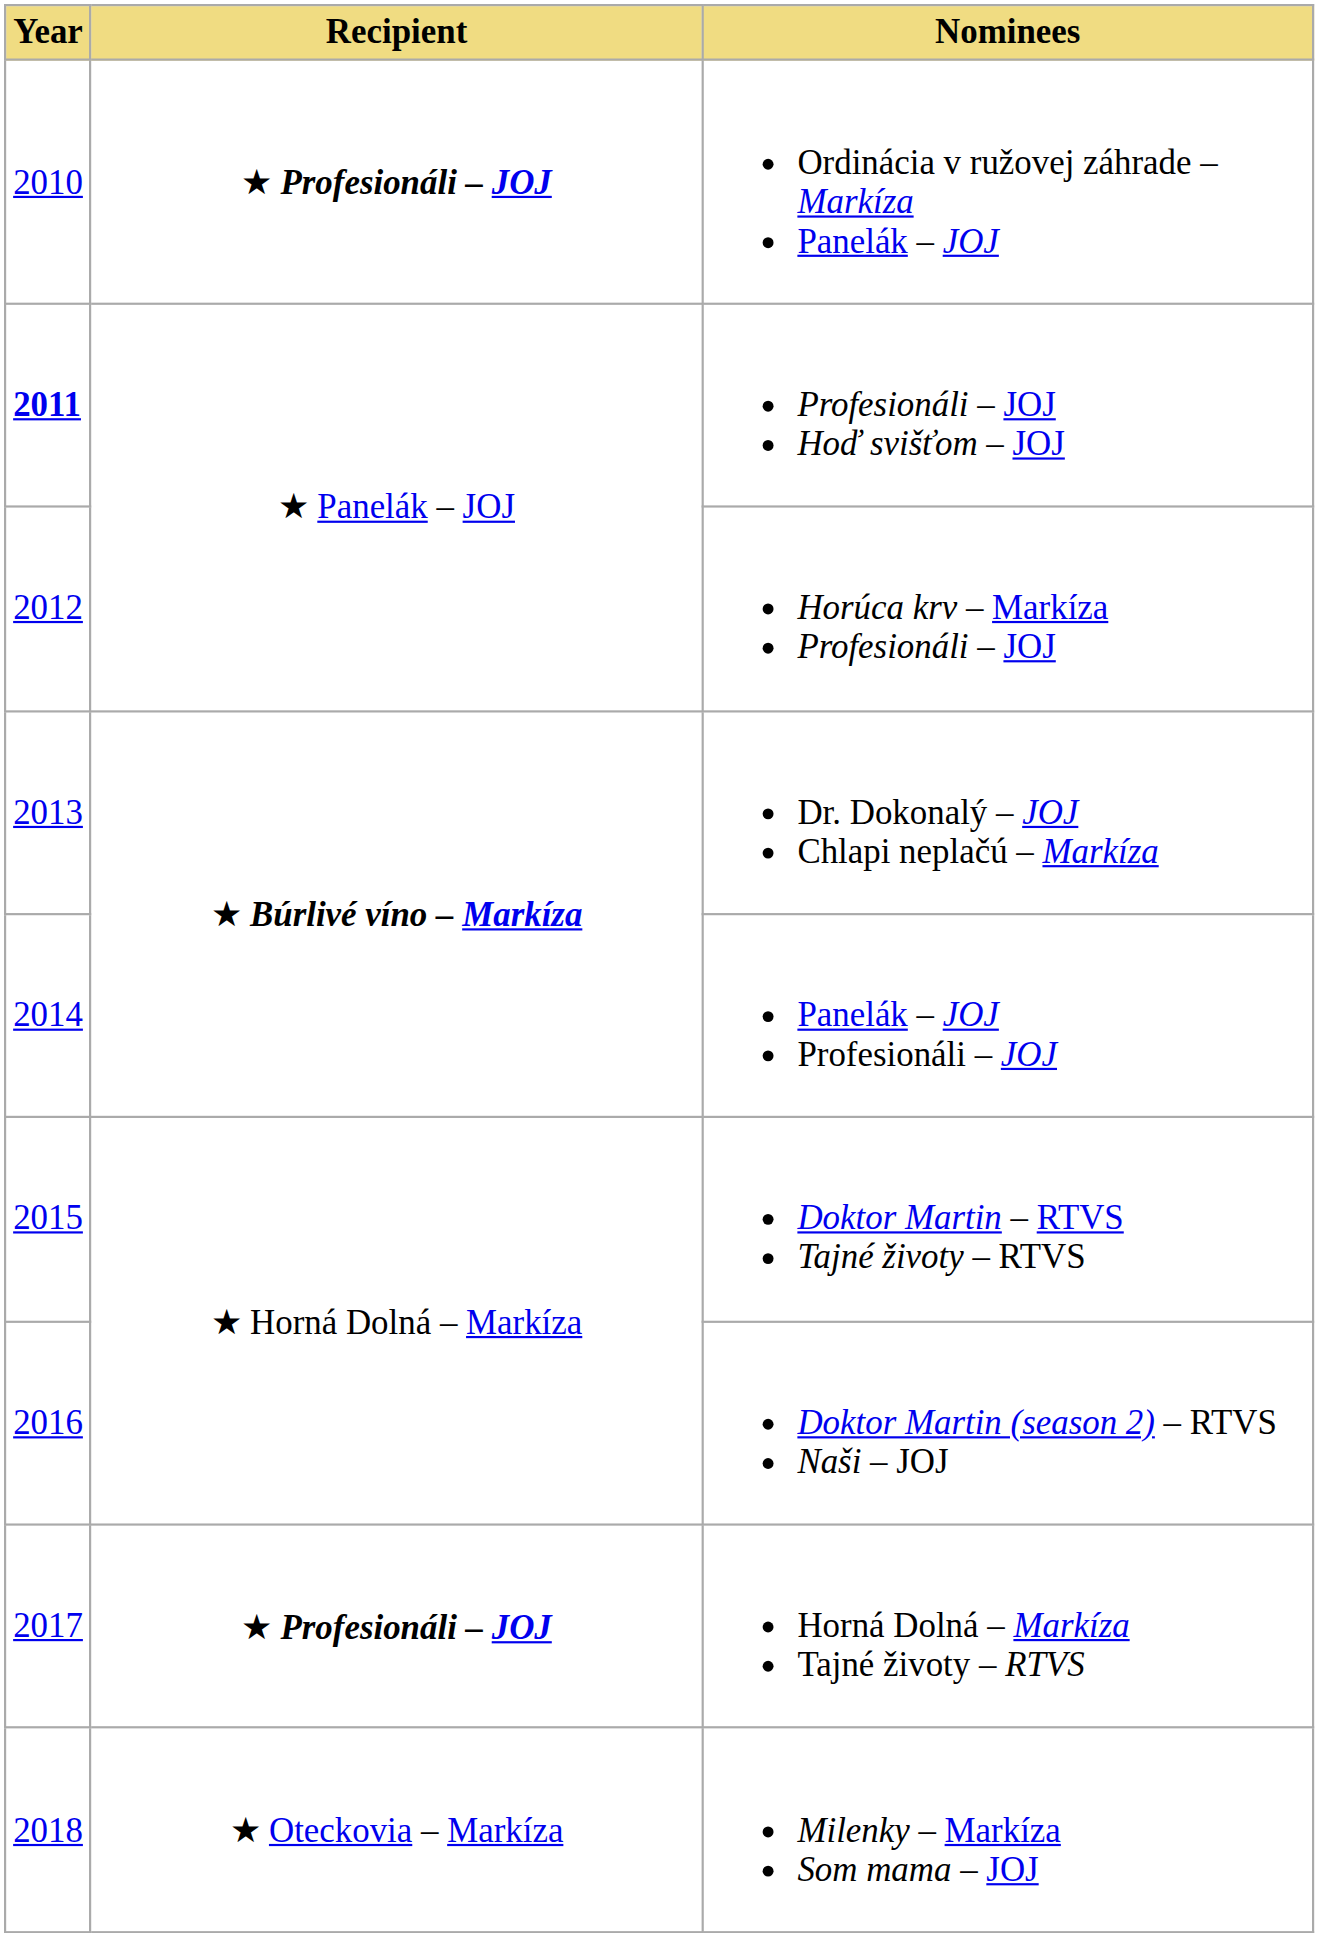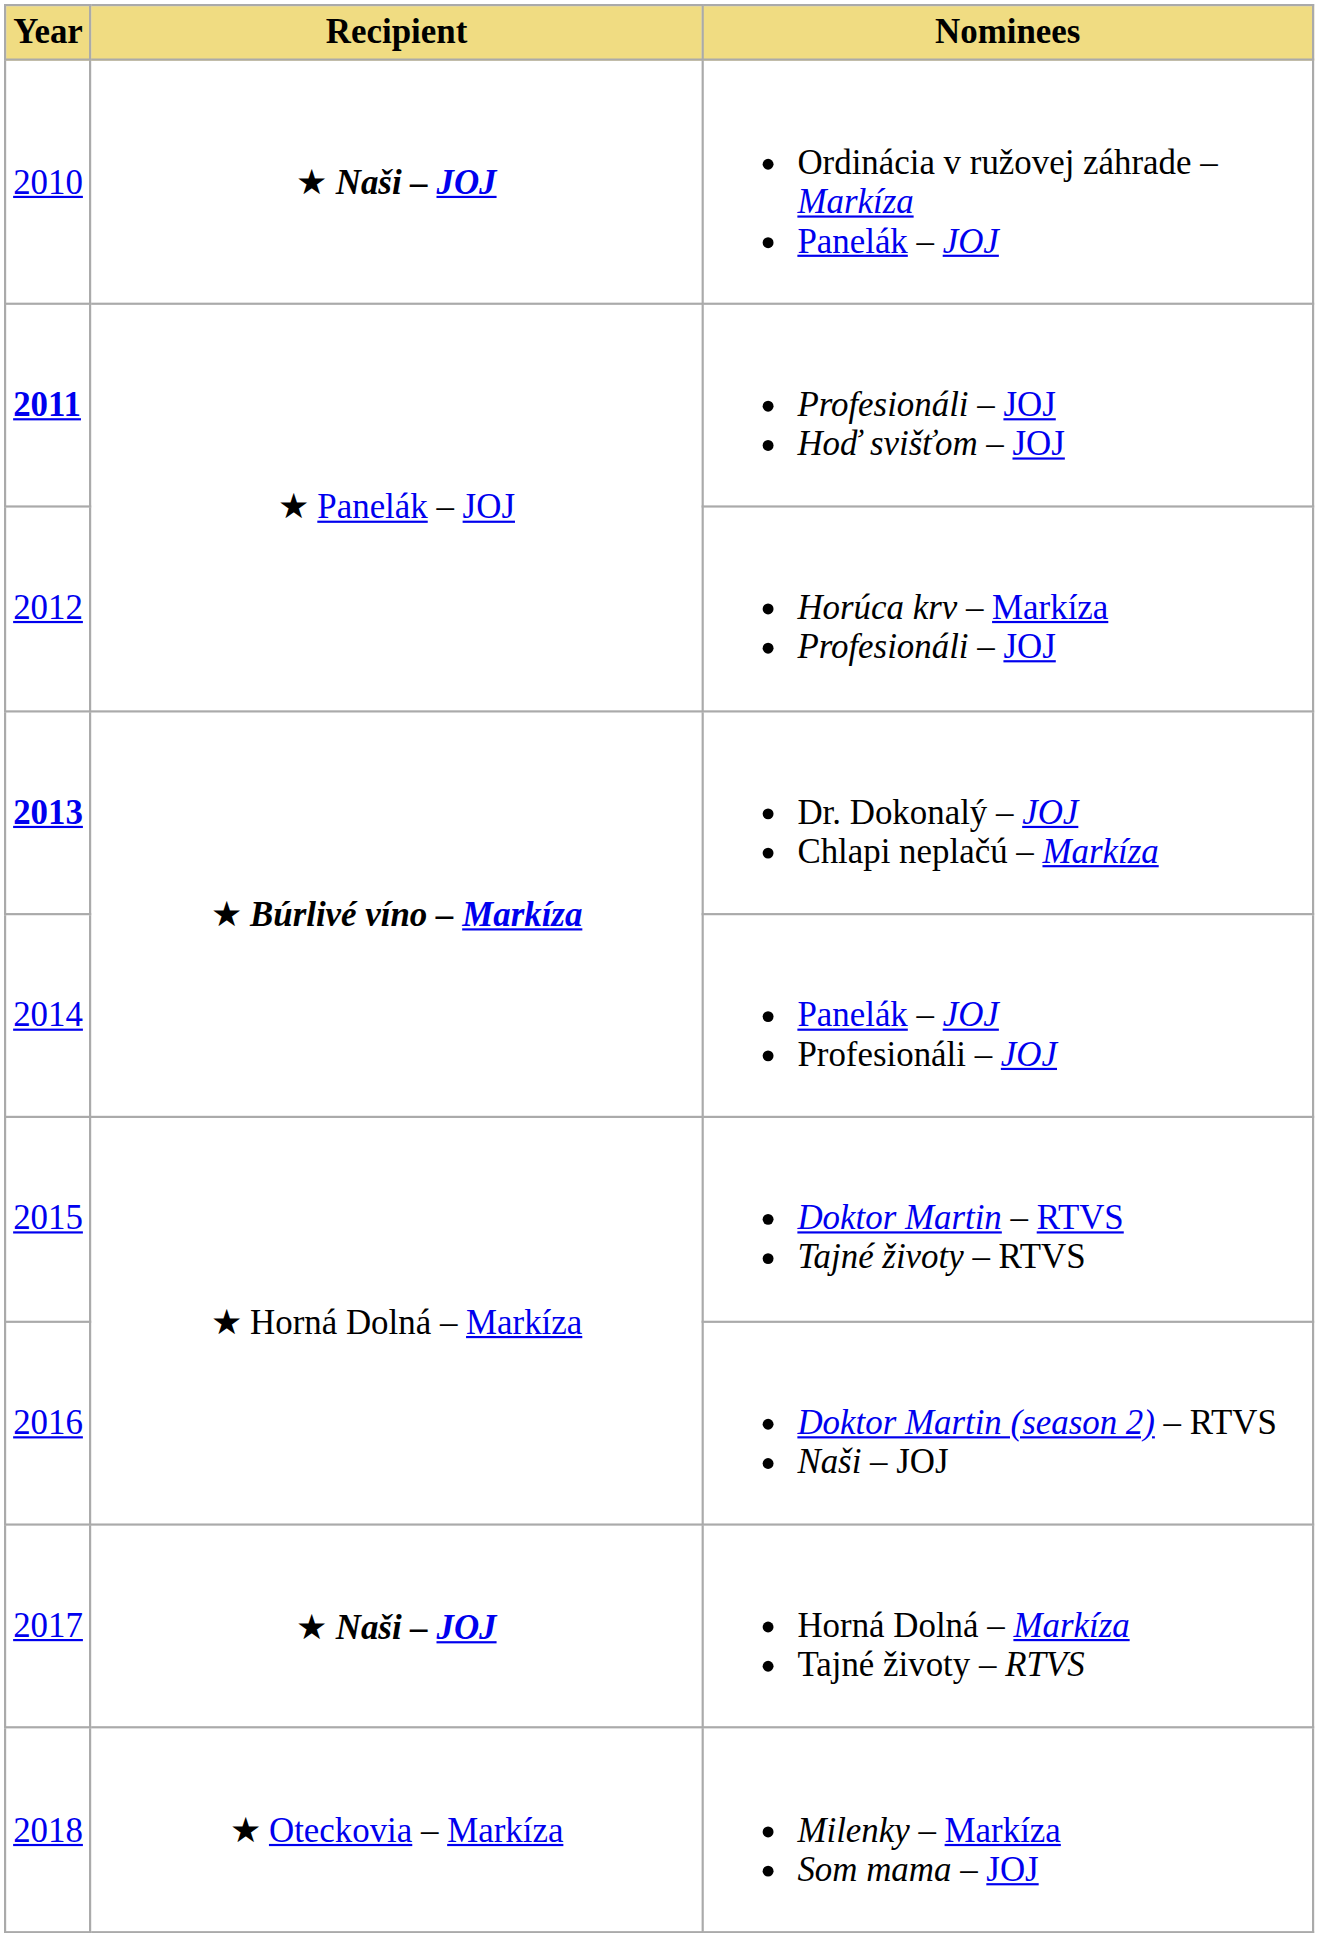(397, 182) ★ Profesionáli – JOJ -> (397, 182) ★ Naši – JOJ
(48, 811) normal -> (48, 811) bold
(397, 1626) ★ Profesionáli – JOJ -> (397, 1626) ★ Naši – JOJ
